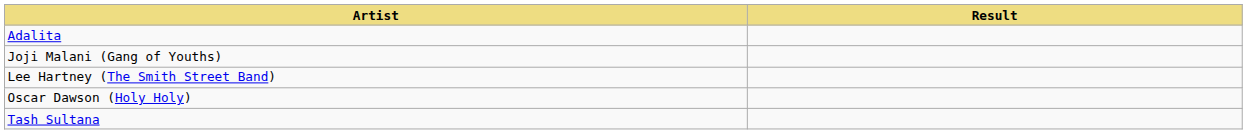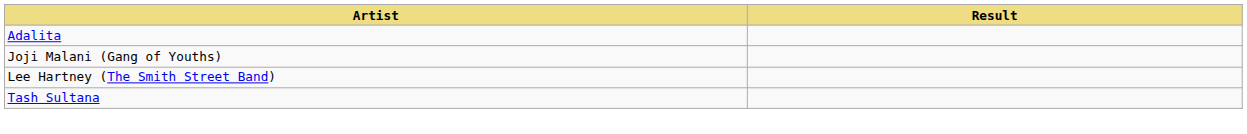- row: (100, 98)
